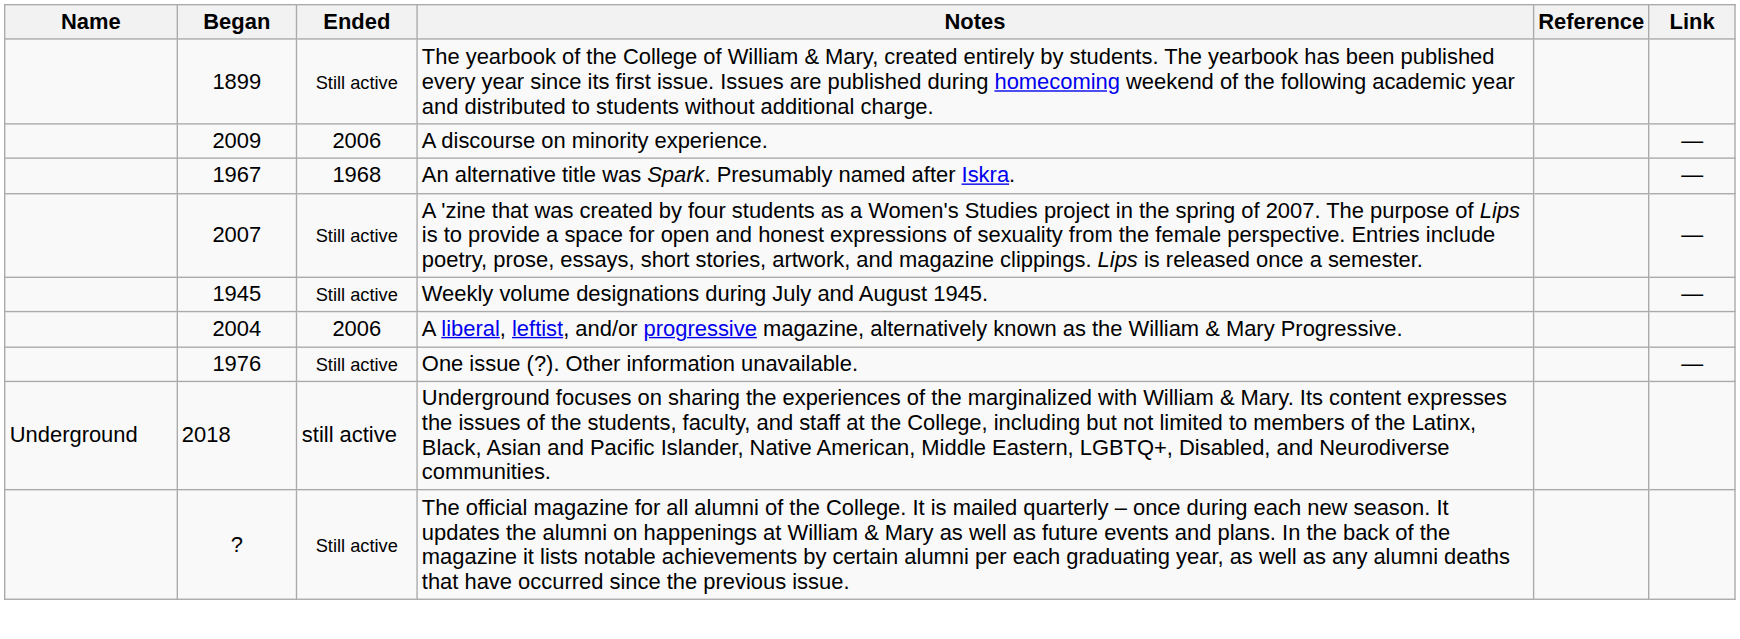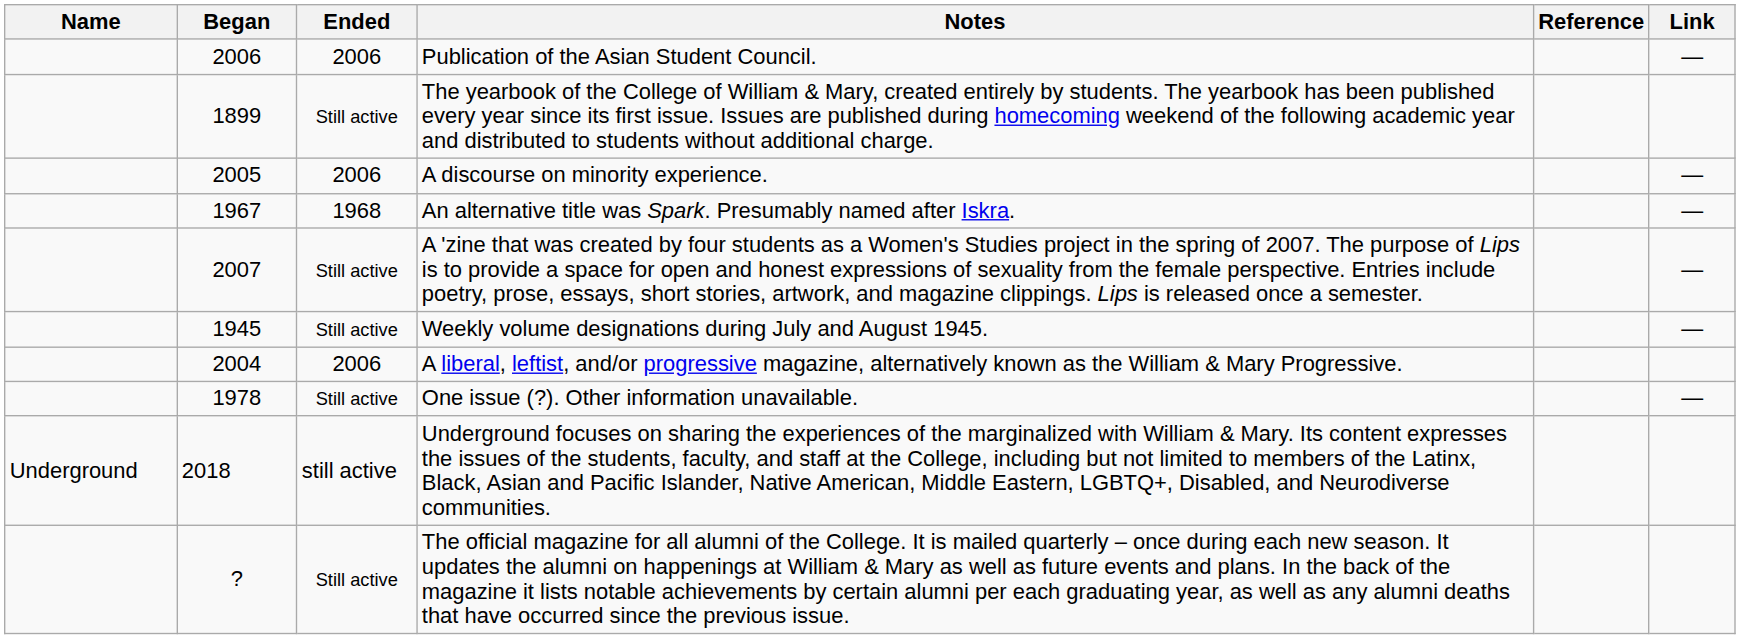+ row: (619, 56)
(237, 140) 2009 -> (237, 175) 2005
(237, 363) 1976 -> (237, 398) 1978
